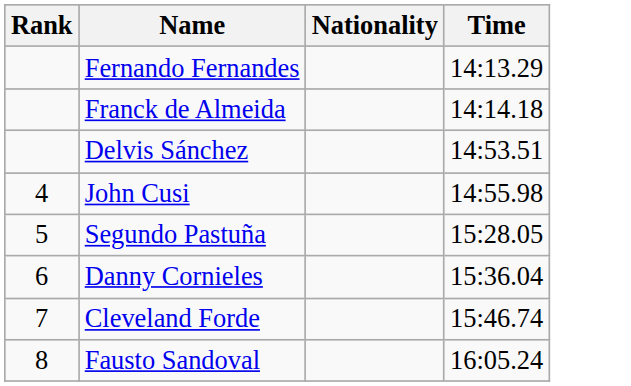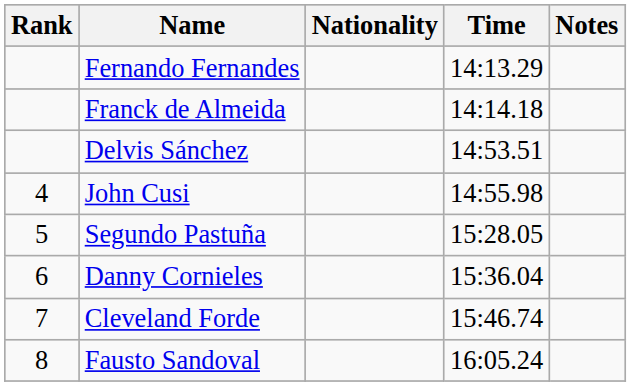+ column: (587, 25)
